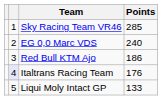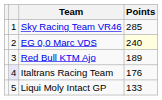(134, 42) no background -> (134, 42) lightyellow background
(134, 58) 186 -> (134, 58) 189
